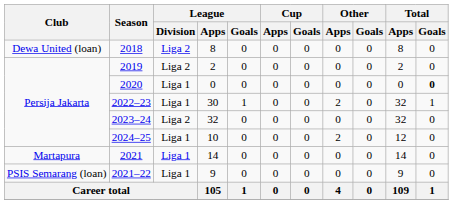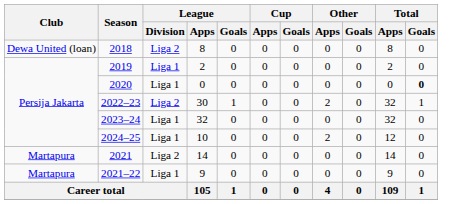(176, 66) Liga 2 -> (165, 66) Liga 1
(176, 102) Liga 1 -> (165, 102) Liga 2
(176, 119) Liga 2 -> (165, 119) Liga 1
(176, 155) Liga 1 -> (165, 155) Liga 2
(57, 173) PSIS Semarang (loan) -> (51, 173) Martapura
